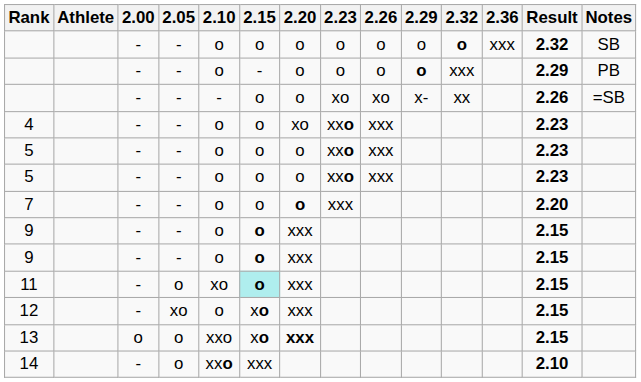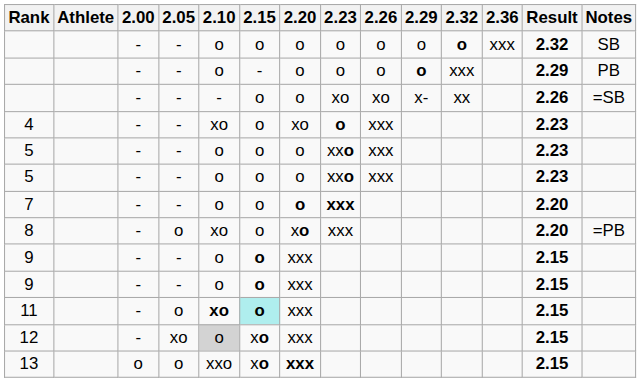(219, 124) o -> (219, 124) xo
(340, 124) xxo -> (340, 124) o
(340, 204) normal -> (340, 204) bold
+ row: (29, 230)
(219, 284) normal -> (219, 310) bold
(219, 310) no background -> (219, 337) lightgrey background
- row: (29, 364)
